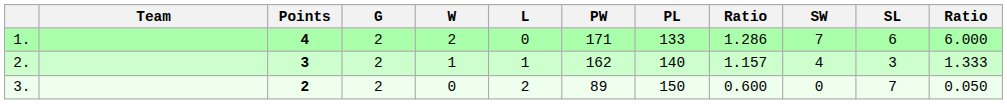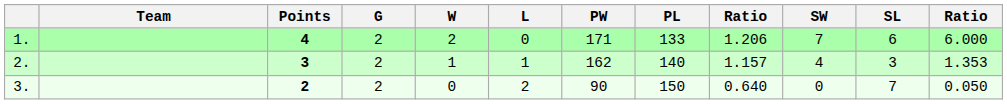(746, 40) 1.286 -> (746, 40) 1.206
(966, 63) 1.333 -> (966, 63) 1.353
(599, 87) 89 -> (599, 87) 90
(746, 87) 0.600 -> (746, 87) 0.640
